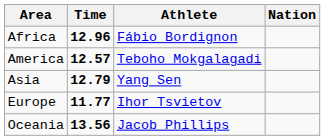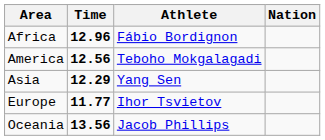(90, 59) 12.57 -> (90, 59) 12.56
(90, 81) 12.79 -> (90, 81) 12.29
